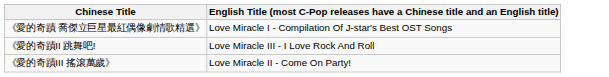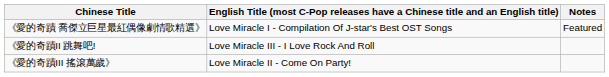+ column: (583, 12)
